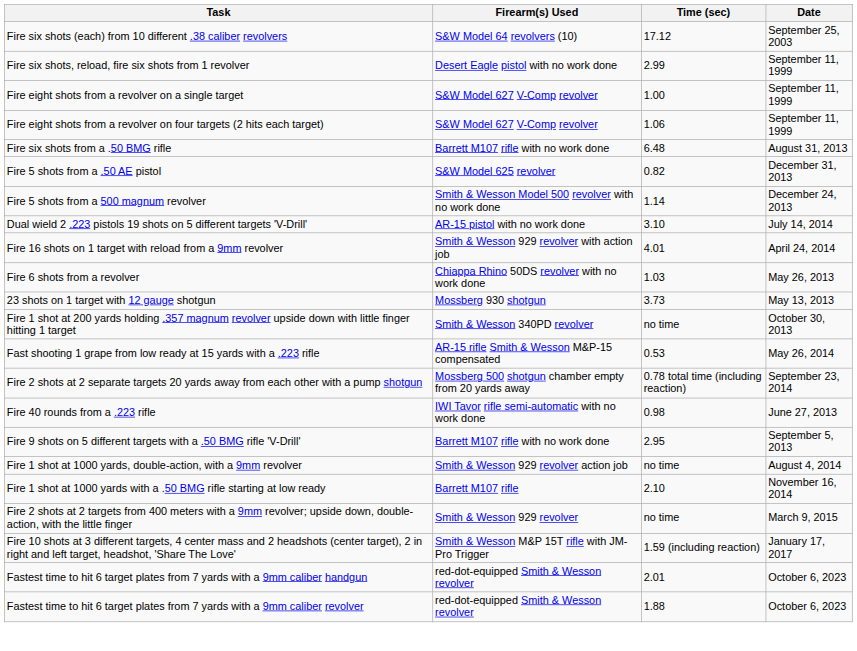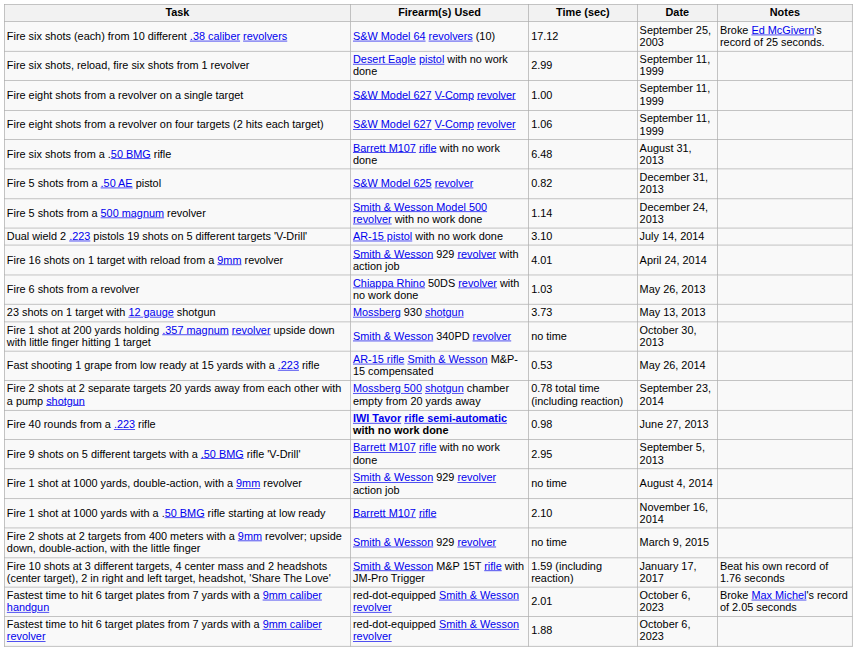+ column: (785, 13)
(525, 412) normal -> (430, 424) bold
